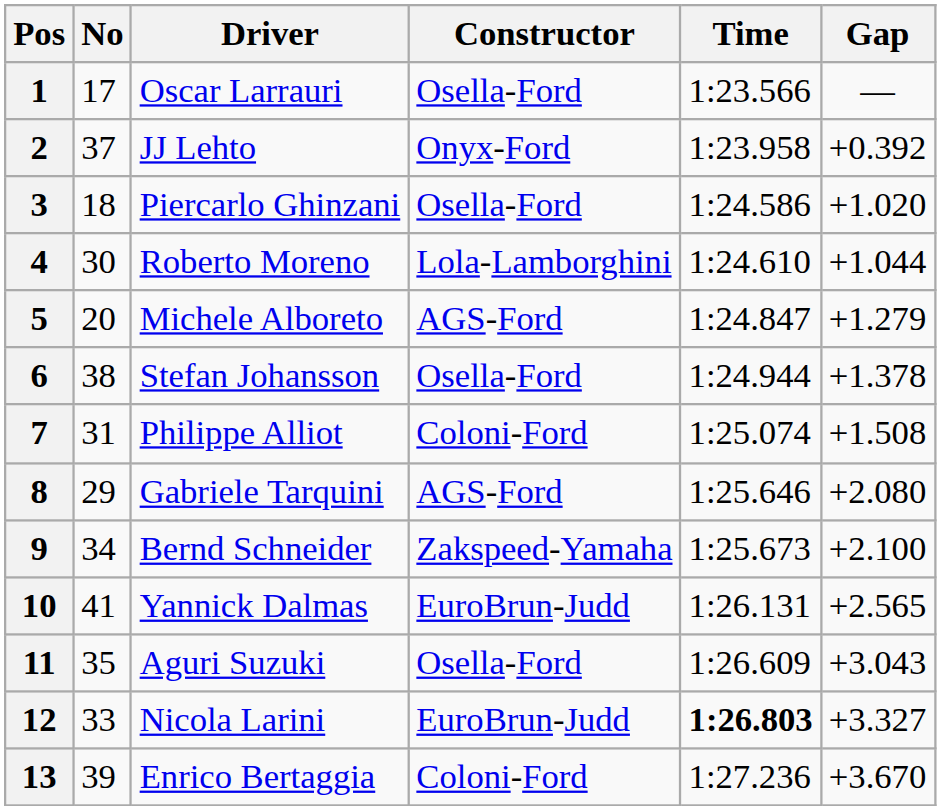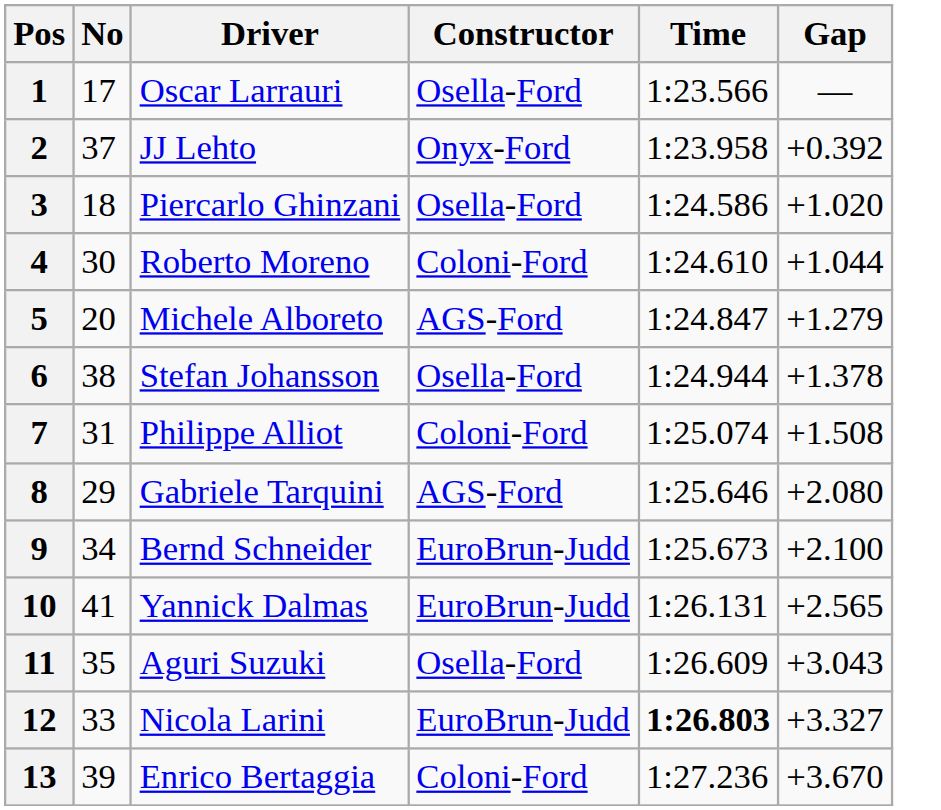(544, 261) Lola-Lamborghini -> (502, 261) Coloni-Ford
(544, 547) Zakspeed-Yamaha -> (523, 547) EuroBrun-Judd
